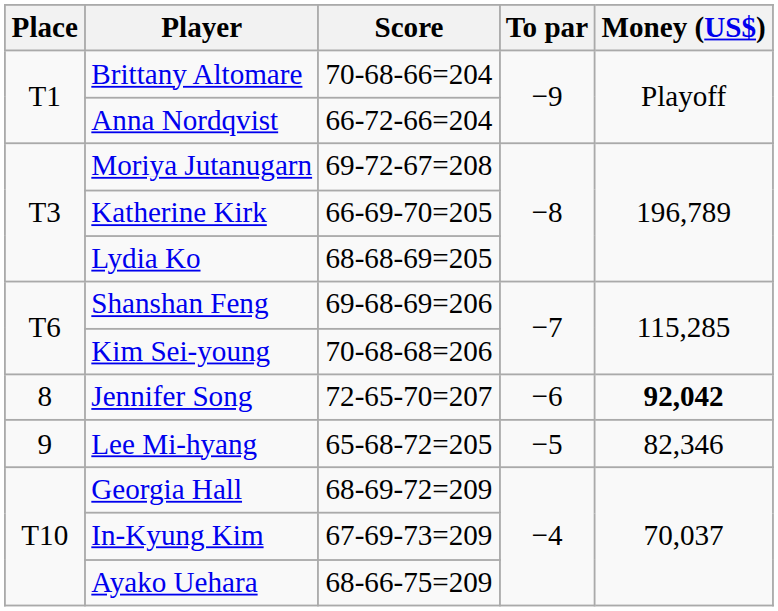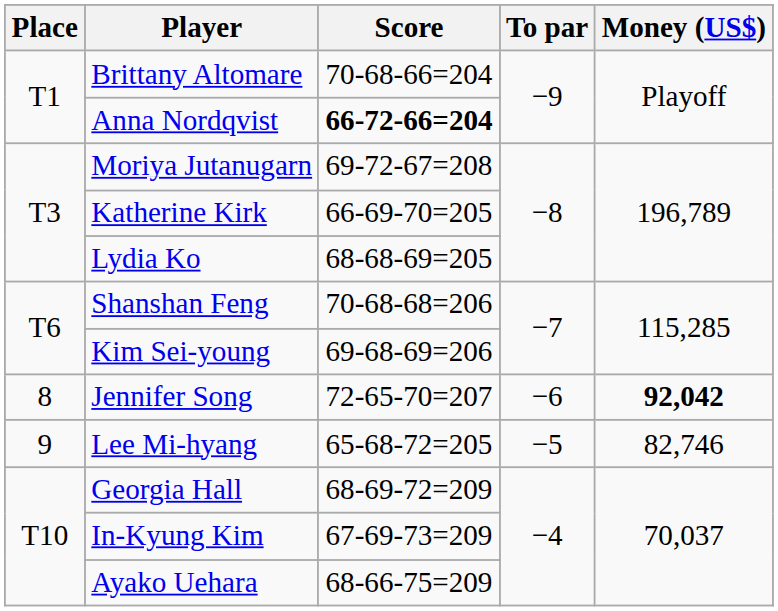(409, 119) normal -> (409, 119) bold
(409, 304) 69-68-69=206 -> (409, 304) 70-68-68=206
(409, 350) 70-68-68=206 -> (409, 350) 69-68-69=206
(684, 443) 82,346 -> (684, 443) 82,746
